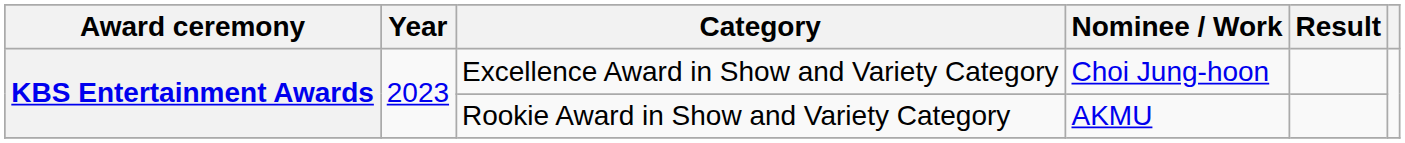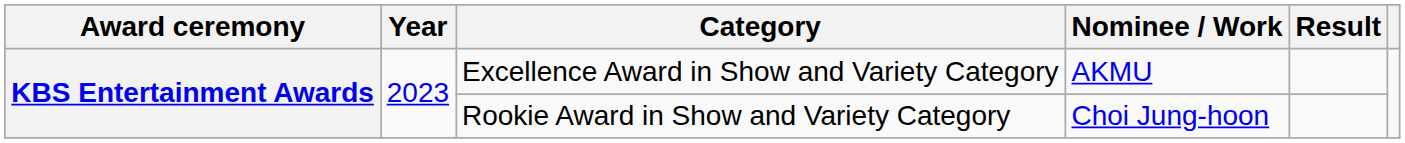(1170, 71) Choi Jung-hoon -> (1112, 71) AKMU
(1112, 115) AKMU -> (1170, 115) Choi Jung-hoon
